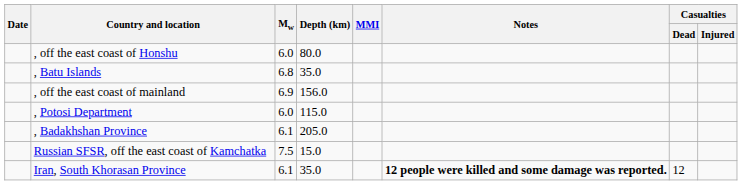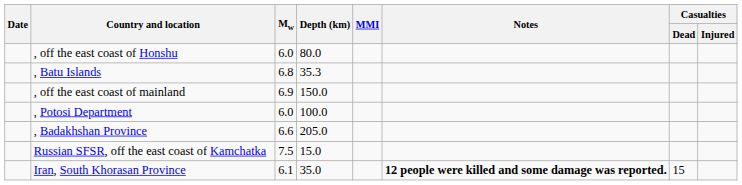(310, 72) 35.0 -> (310, 72) 35.3
(314, 92) 156.0 -> (314, 92) 150.0
(313, 111) 115.0 -> (314, 111) 100.0
(286, 131) 6.1 -> (286, 131) 6.6
(679, 170) 12 -> (679, 170) 15
